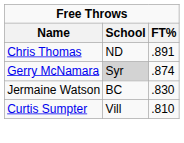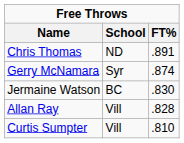(115, 71) lightgrey background -> (115, 71) no background
+ row: (33, 109)
